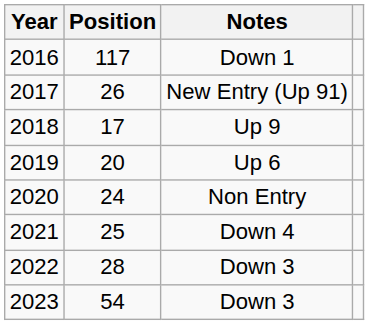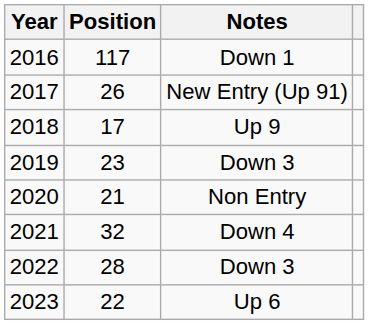(113, 162) 20 -> (113, 162) 23
(257, 162) Up 6 -> (257, 162) Down 3
(113, 197) 24 -> (113, 197) 21
(113, 232) 25 -> (113, 232) 32
(113, 302) 54 -> (113, 302) 22
(257, 302) Down 3 -> (257, 302) Up 6
